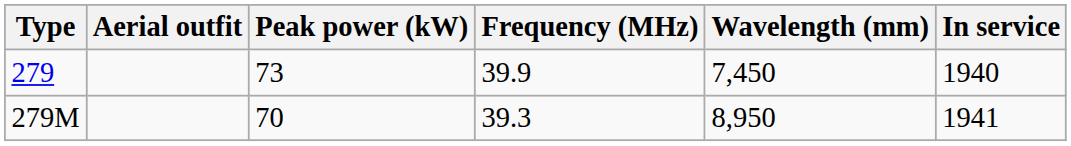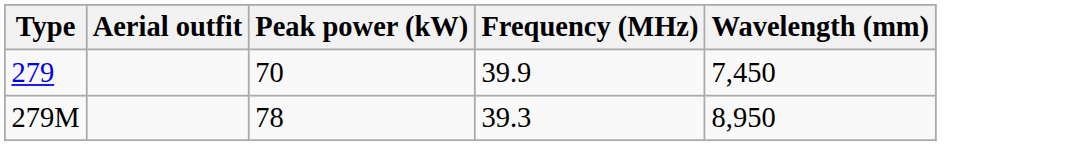- column: (1001, 27)
(269, 72) 73 -> (269, 72) 70
(269, 117) 70 -> (269, 117) 78
